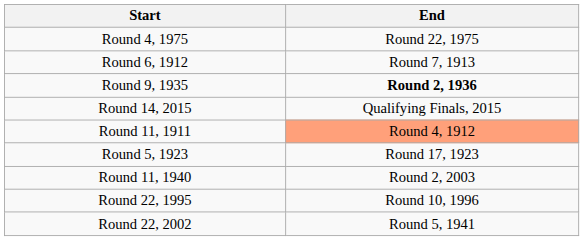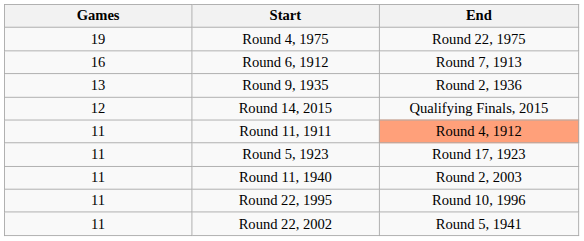+ column: (98, 16)
(432, 85) bold -> (479, 85) normal
